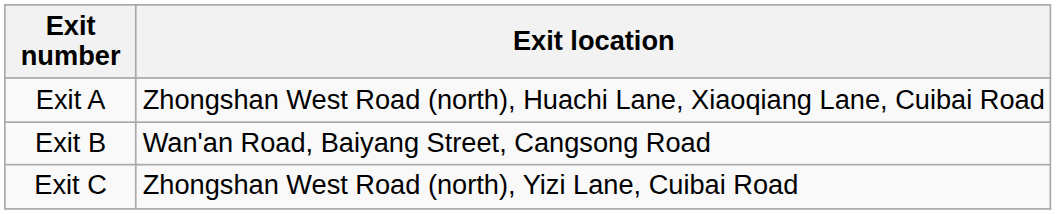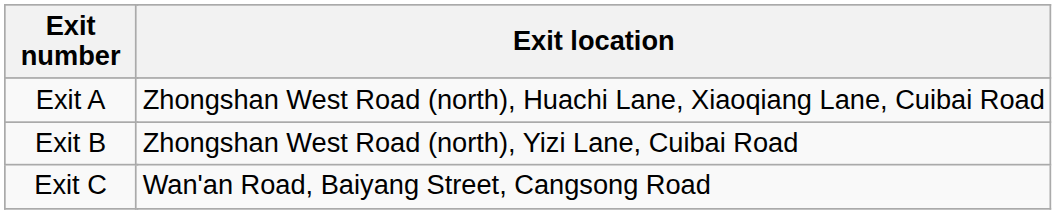(427, 142) Wan'an Road, Baiyang Street, Cangsong Road -> (471, 142) Zhongshan West Road (north), Yizi Lane, Cuibai Road
(471, 186) Zhongshan West Road (north), Yizi Lane, Cuibai Road -> (427, 186) Wan'an Road, Baiyang Street, Cangsong Road
